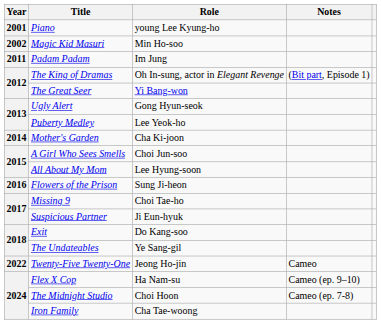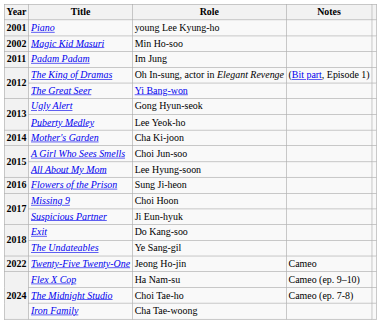(159, 201) Choi Tae-ho -> (157, 201) Choi Hoon
(157, 295) Choi Hoon -> (159, 295) Choi Tae-ho
